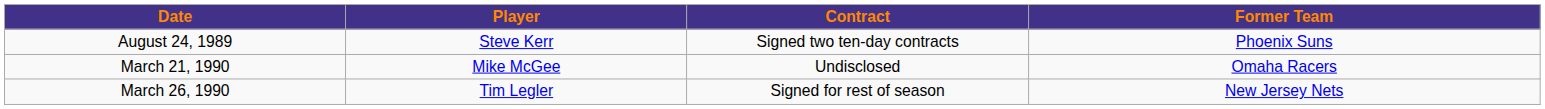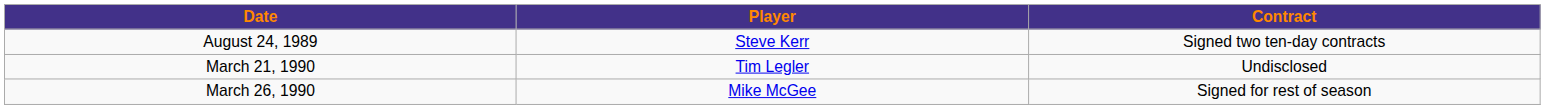- column: (1284, 16)
(516, 66) Mike McGee -> (772, 66) Tim Legler
(516, 91) Tim Legler -> (772, 91) Mike McGee
